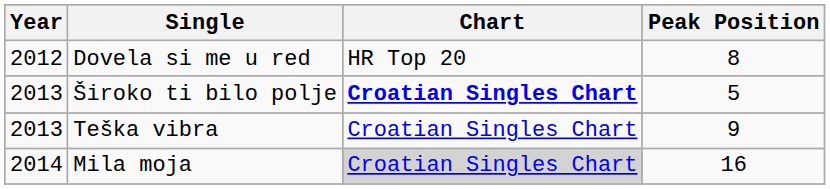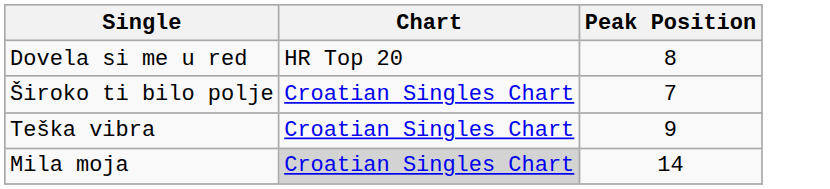- column: (36, 23)
(492, 94) bold -> (429, 94) normal
(734, 94) 5 -> (670, 94) 7
(734, 166) 16 -> (670, 166) 14
